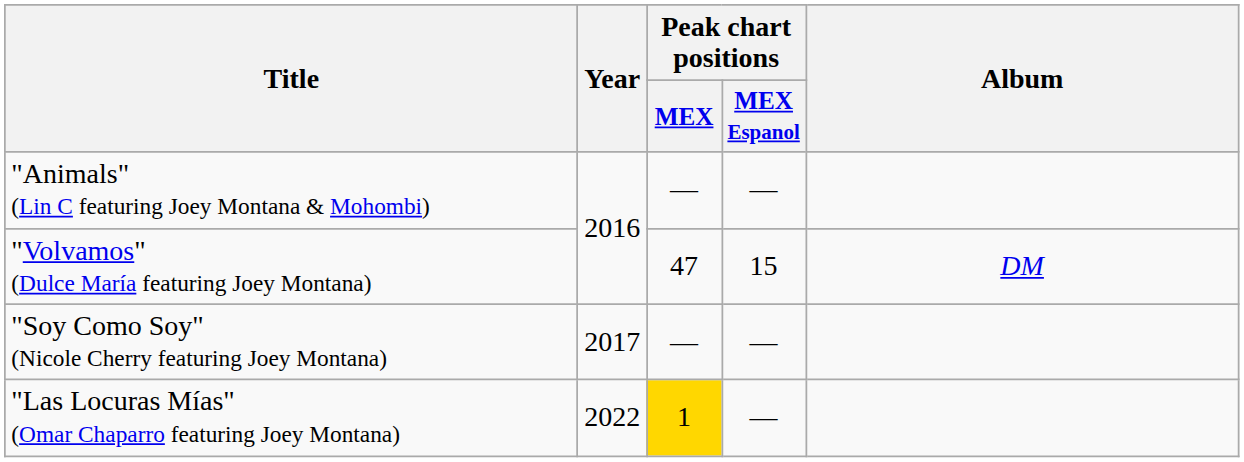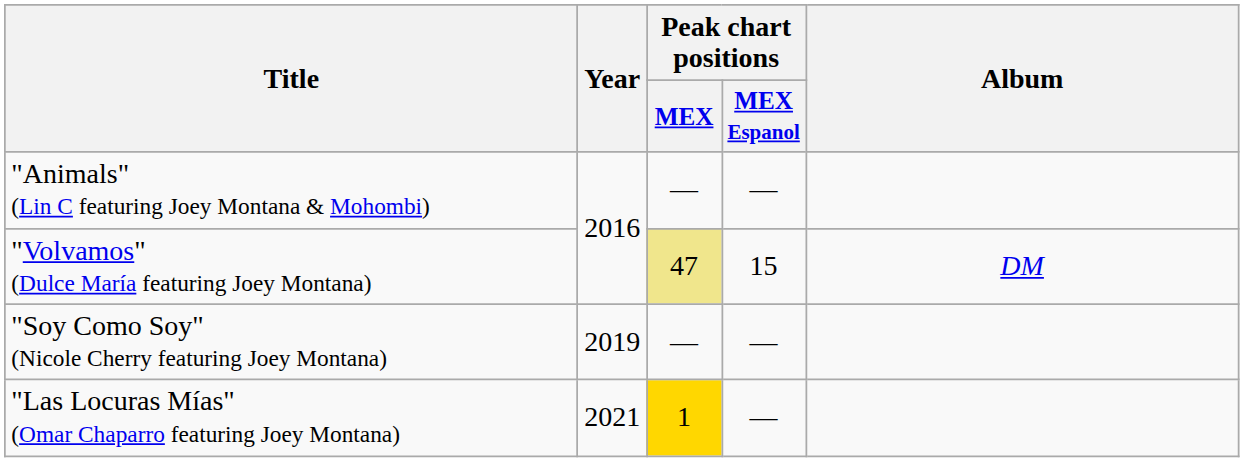(684, 265) no background -> (684, 265) khaki background
(612, 341) 2017 -> (612, 341) 2019
(612, 417) 2022 -> (612, 417) 2021
